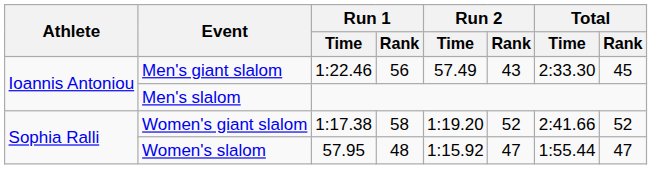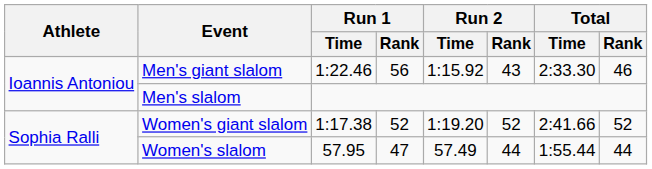(455, 71) 57.49 -> (455, 71) 1:15.92
(623, 71) 45 -> (623, 71) 46
(400, 124) 58 -> (400, 124) 52
(400, 151) 48 -> (400, 151) 47
(455, 151) 1:15.92 -> (455, 151) 57.49
(511, 151) 47 -> (511, 151) 44
(623, 151) 47 -> (623, 151) 44
